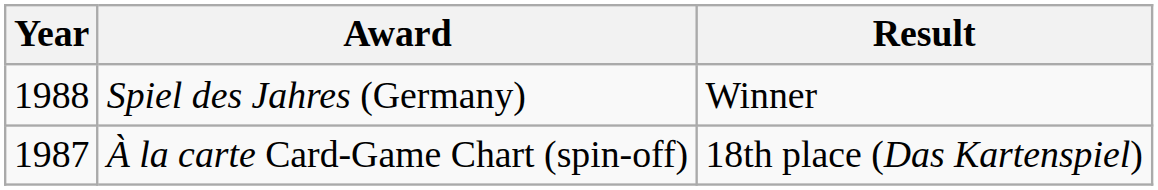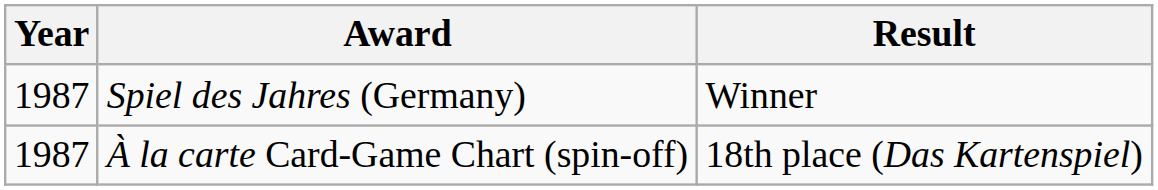(52, 94) 1988 -> (52, 94) 1987
